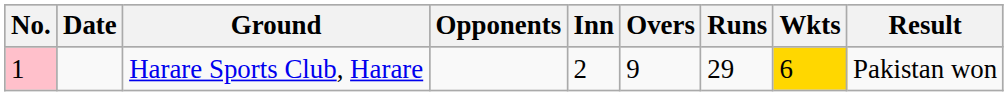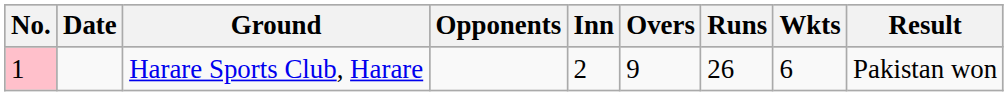(721, 68) 29 -> (721, 68) 26
(786, 68) gold background -> (786, 68) no background
